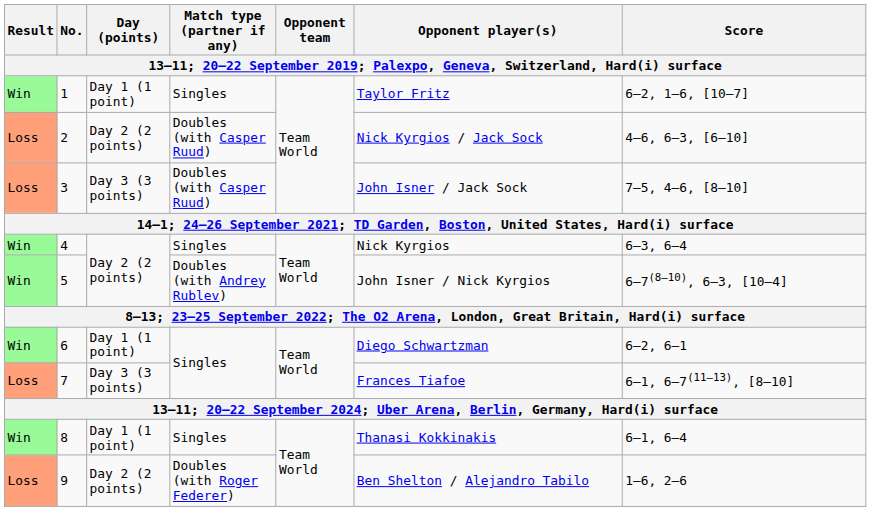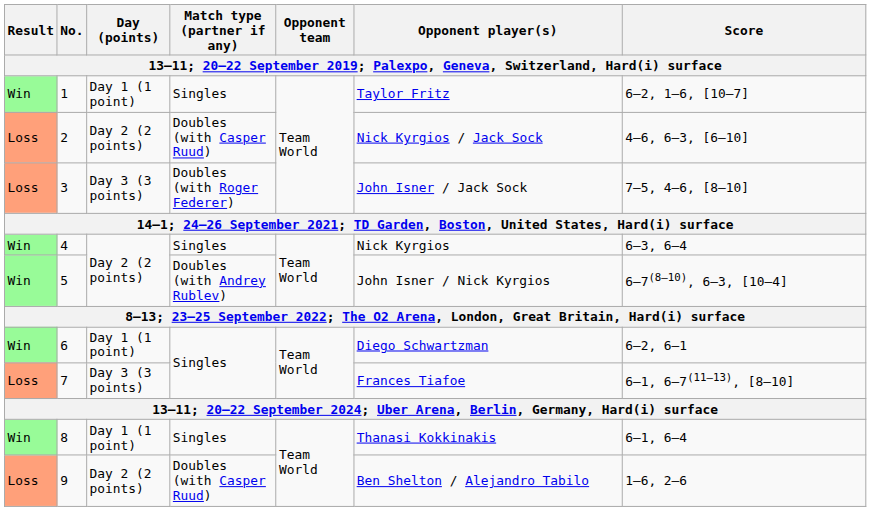(219, 188) Doubles (with Casper Ruud) -> (215, 188) Doubles (with Roger Federer)
(215, 481) Doubles (with Roger Federer) -> (219, 481) Doubles (with Casper Ruud)
